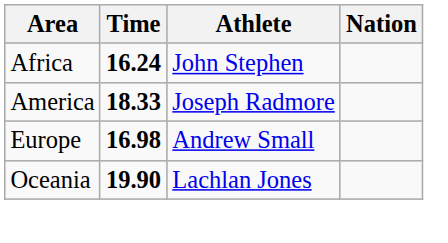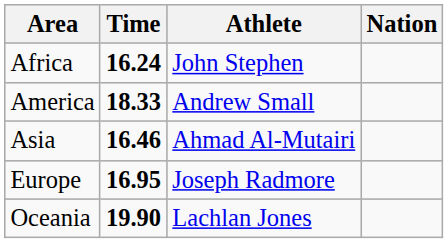(254, 101) Joseph Radmore -> (243, 101) Andrew Small
+ row: (33, 140)
(134, 140) 16.98 -> (134, 179) 16.95
(243, 140) Andrew Small -> (254, 179) Joseph Radmore
